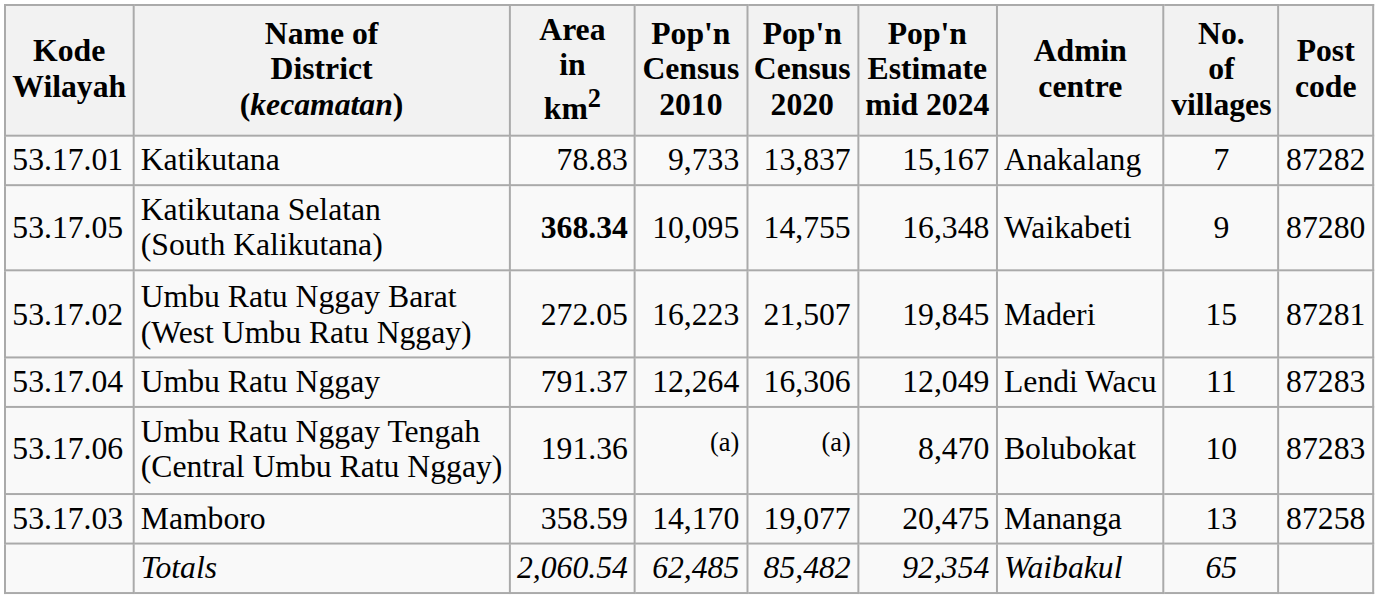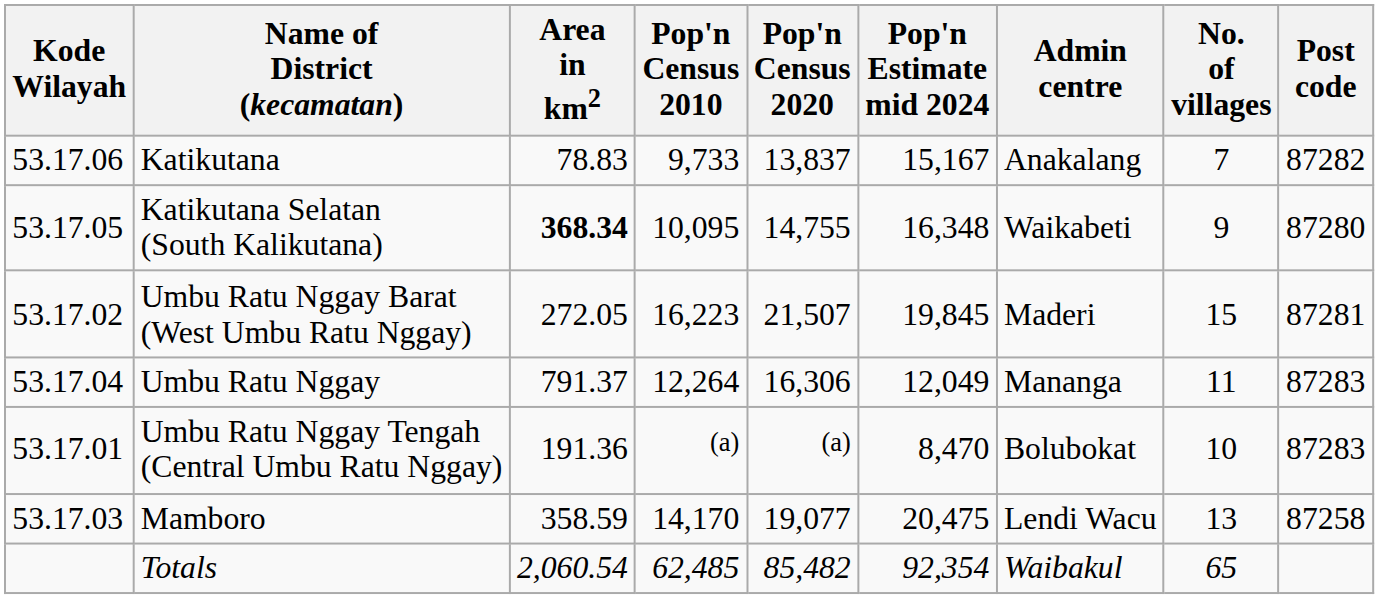(68, 159) 53.17.01 -> (68, 159) 53.17.06
(1080, 381) Lendi Wacu -> (1063, 381) Mananga
(68, 449) 53.17.06 -> (68, 449) 53.17.01
(1063, 517) Mananga -> (1080, 517) Lendi Wacu
